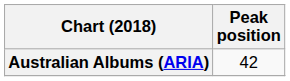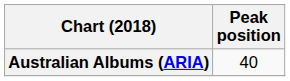(249, 62) 42 -> (249, 62) 40
